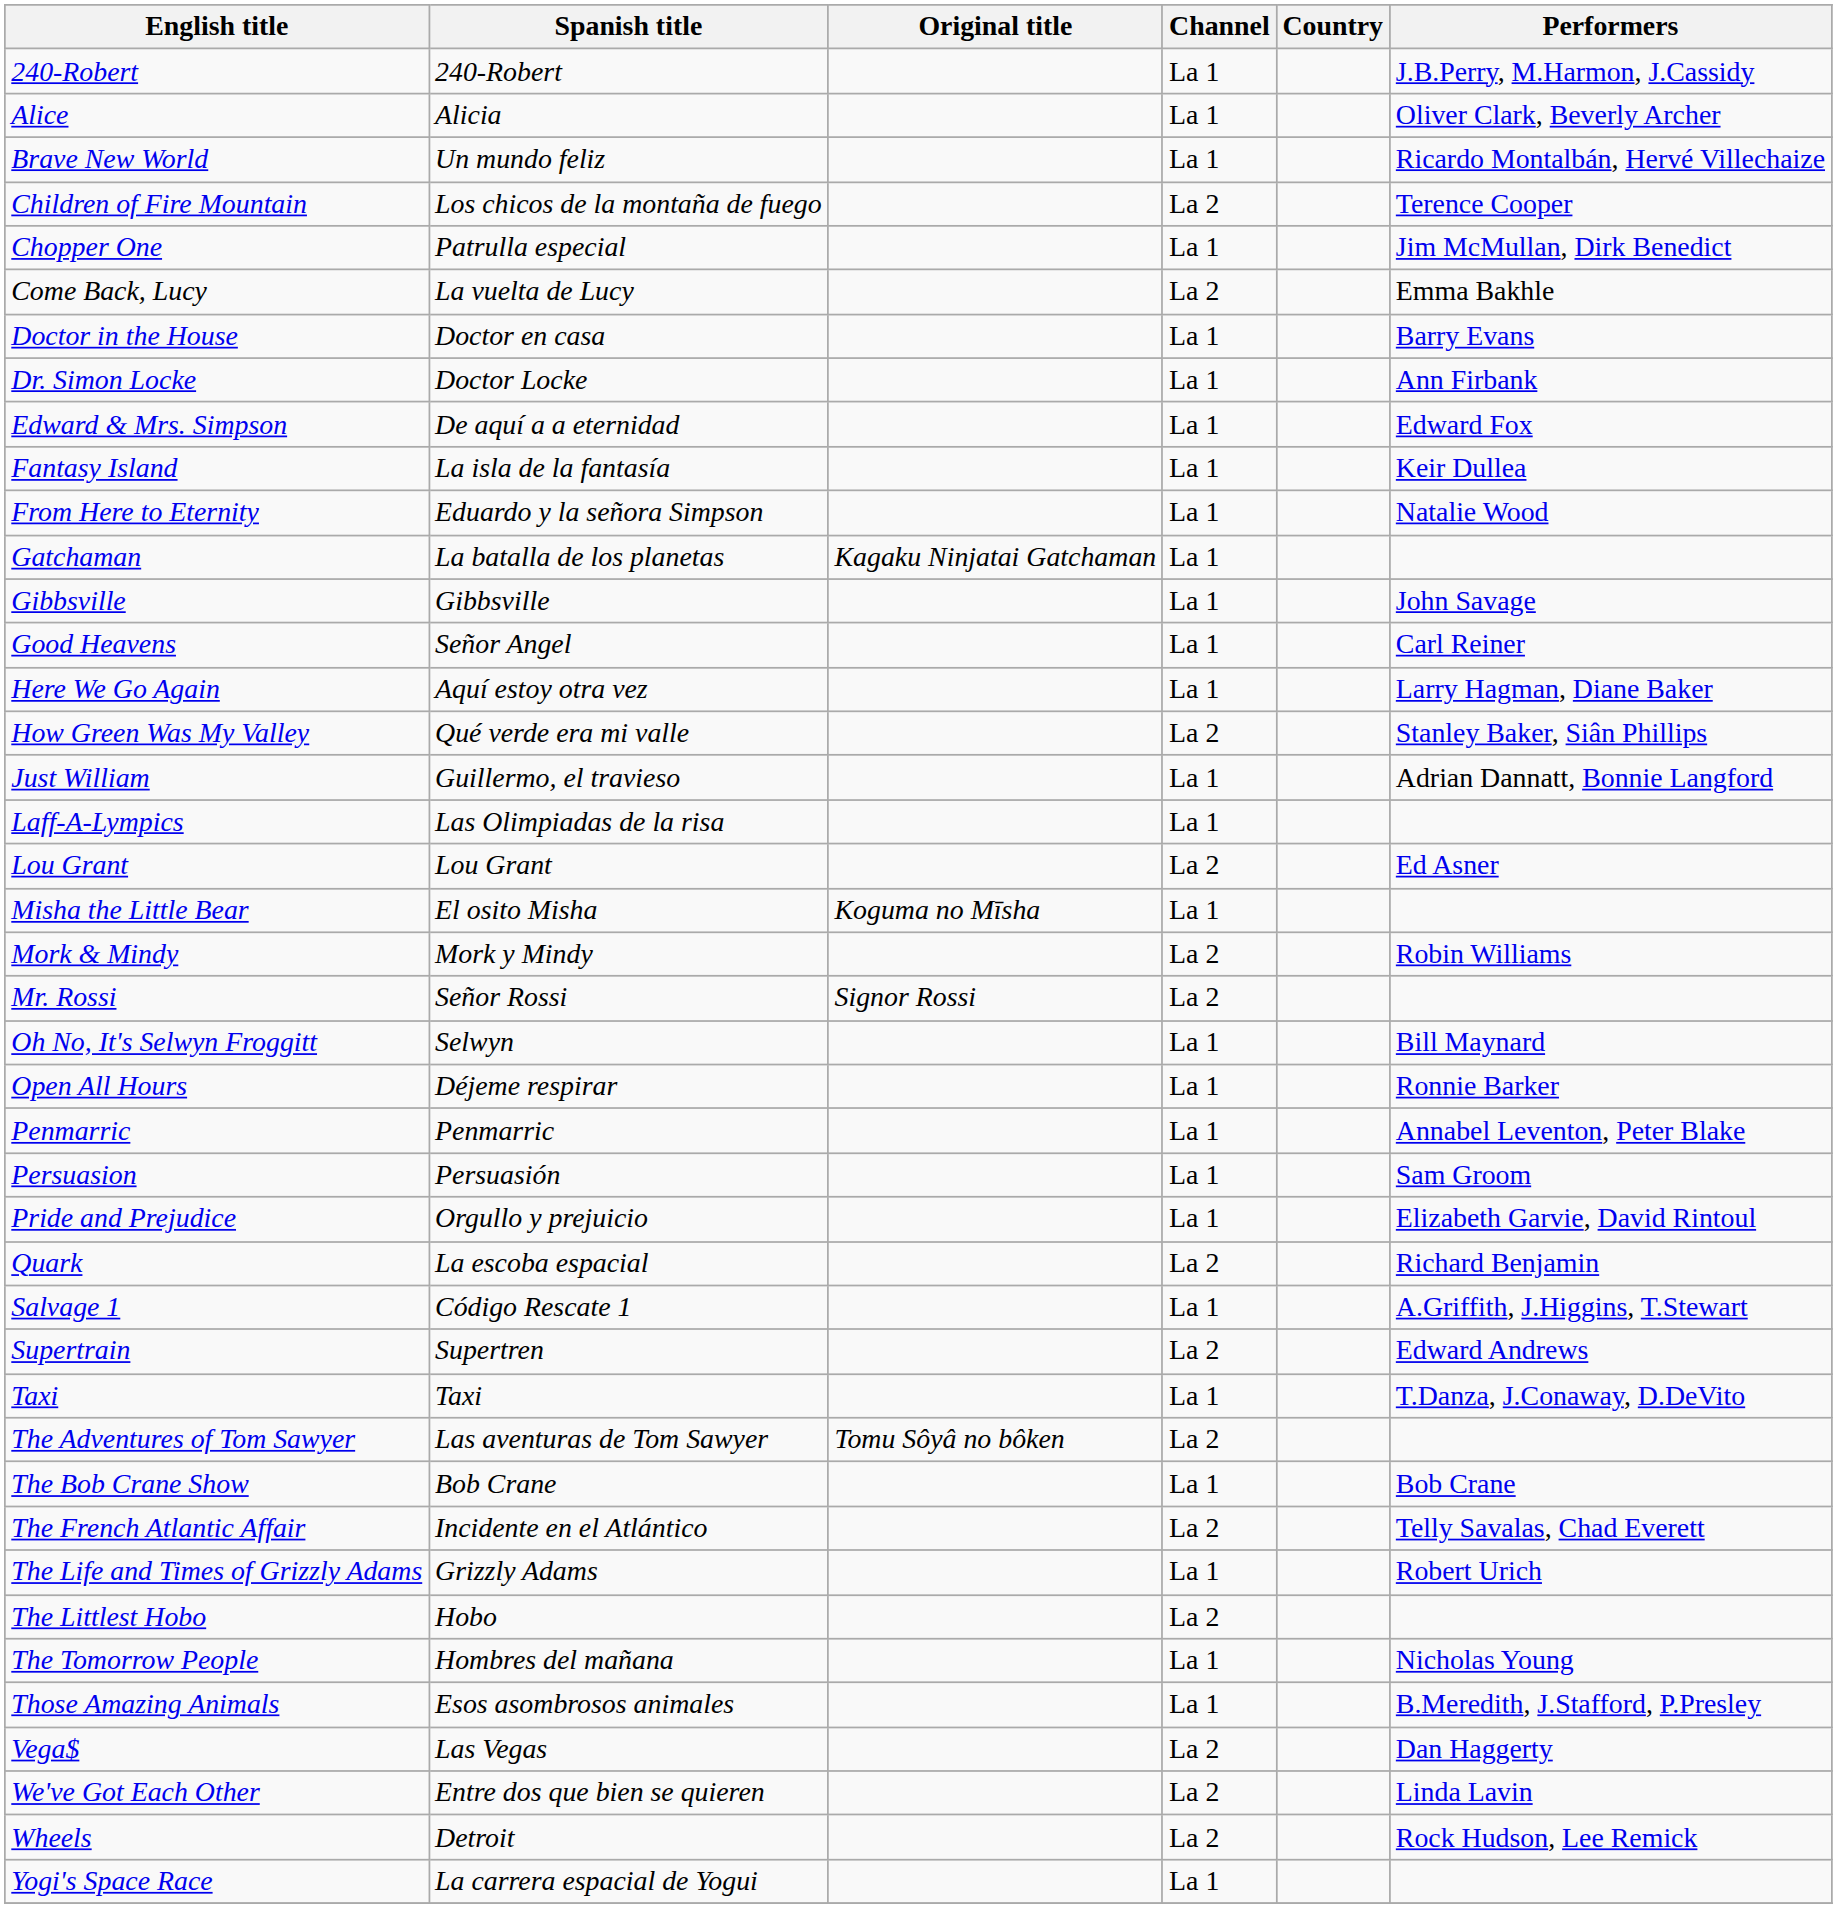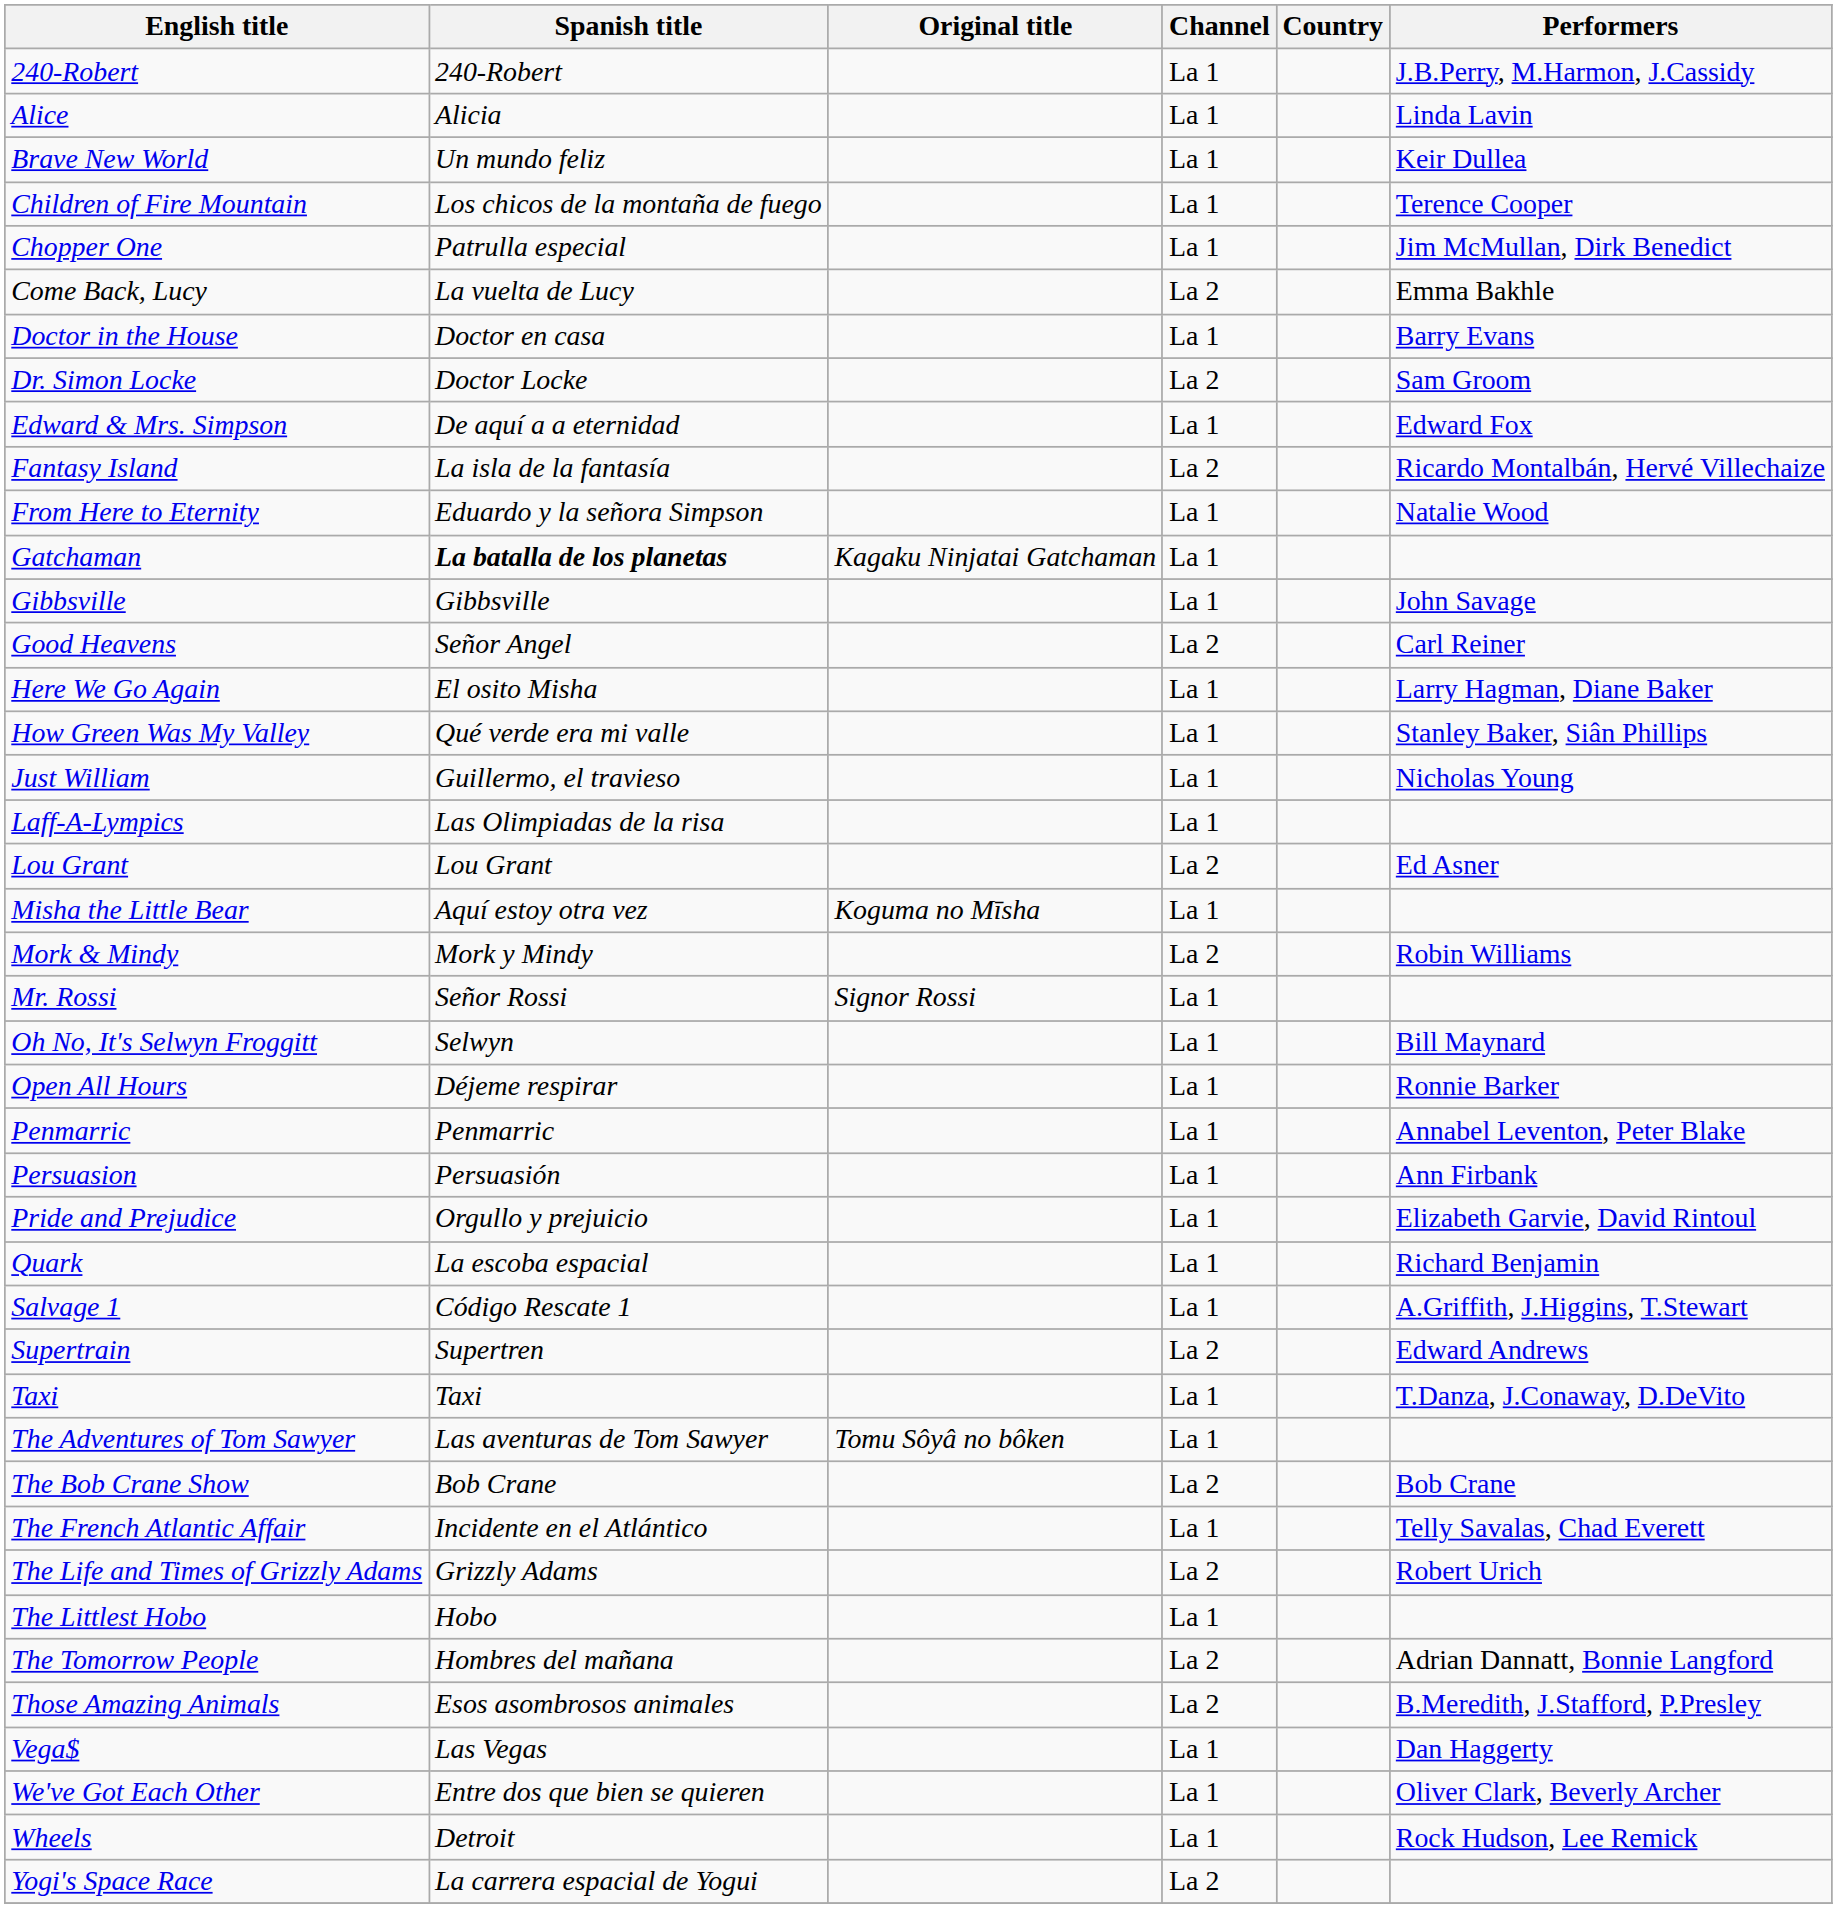(1558, 114) Oliver Clark, Beverly Archer -> (1464, 114) Linda Lavin
(1610, 159) Ricardo Montalbán, Hervé Villechaize -> (1461, 159) Keir Dullea
(1194, 203) La 2 -> (1194, 203) La 1
(1194, 379) La 1 -> (1194, 379) La 2
(1467, 379) Ann Firbank -> (1464, 379) Sam Groom
(1194, 468) La 1 -> (1194, 468) La 2
(1461, 468) Keir Dullea -> (1610, 468) Ricardo Montalbán, Hervé Villechaize
(580, 556) normal -> (581, 556) bold
(1194, 644) La 1 -> (1194, 644) La 2
(541, 688) Aquí estoy otra vez -> (516, 688) El osito Misha
(1194, 733) La 2 -> (1194, 733) La 1
(1584, 777) Adrian Dannatt, Bonnie Langford -> (1485, 777) Nicholas Young
(516, 909) El osito Misha -> (541, 909) Aquí estoy otra vez
(1194, 997) La 2 -> (1194, 997) La 1
(1464, 1174) Sam Groom -> (1467, 1174) Ann Firbank
(1194, 1262) La 2 -> (1194, 1262) La 1
(1194, 1439) La 2 -> (1194, 1439) La 1
(1194, 1483) La 1 -> (1194, 1483) La 2
(1194, 1527) La 2 -> (1194, 1527) La 1
(1194, 1571) La 1 -> (1194, 1571) La 2
(1194, 1616) La 2 -> (1194, 1616) La 1
(1194, 1660) La 1 -> (1194, 1660) La 2
(1485, 1660) Nicholas Young -> (1584, 1660) Adrian Dannatt, Bonnie Langford
(1194, 1704) La 1 -> (1194, 1704) La 2
(1194, 1748) La 2 -> (1194, 1748) La 1
(1194, 1792) La 2 -> (1194, 1792) La 1
(1464, 1792) Linda Lavin -> (1558, 1792) Oliver Clark, Beverly Archer
(1194, 1836) La 2 -> (1194, 1836) La 1
(1194, 1880) La 1 -> (1194, 1880) La 2
